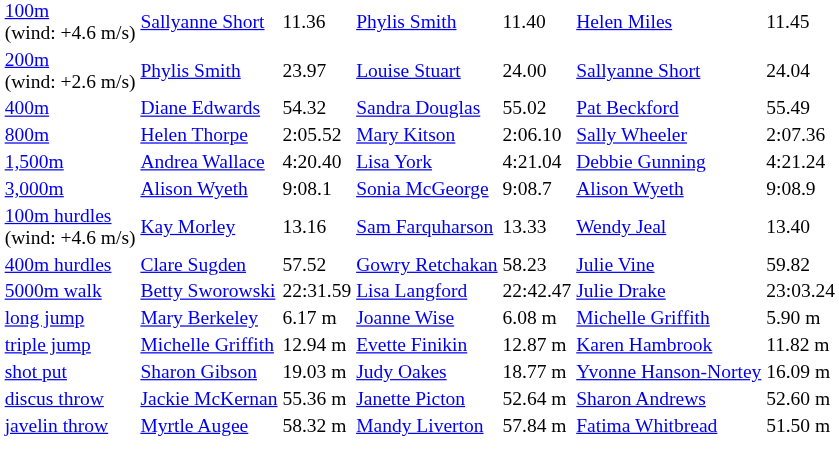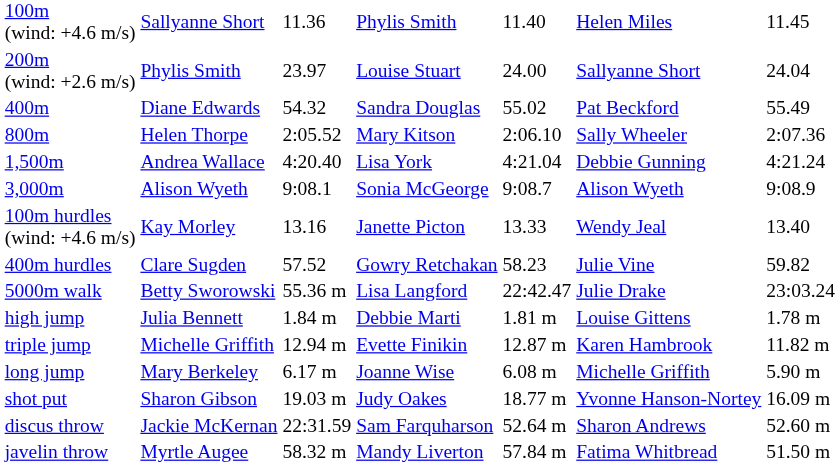(425, 226) Sam Farquharson -> (411, 226) Janette Picton
(317, 291) 22:31.59 -> (314, 291) 55.36 m
+ row: (45, 317)
rows swapped: (45, 317) <-> (48, 344)
(314, 398) 55.36 m -> (317, 425) 22:31.59
(411, 398) Janette Picton -> (425, 425) Sam Farquharson
